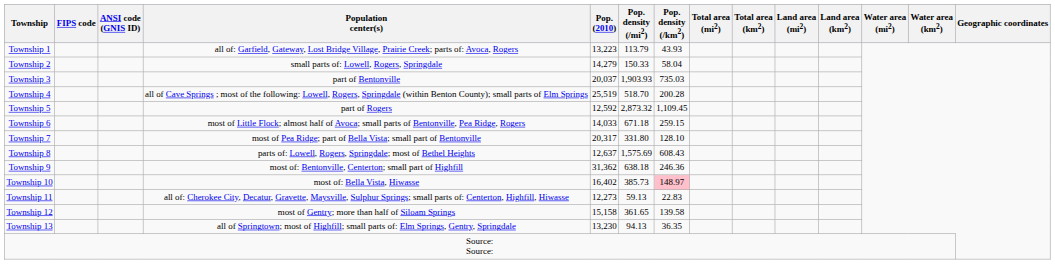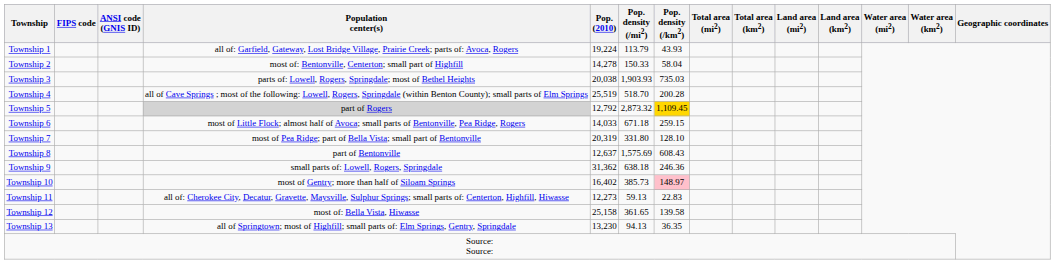(604, 50) 13,223 -> (604, 50) 19,224
(366, 65) small parts of: Lowell, Rogers, Springdale -> (366, 65) most of: Bentonville, Centerton; small part of Highfill
(604, 65) 14,279 -> (604, 65) 14,278
(366, 79) part of Bentonville -> (366, 79) parts of: Lowell, Rogers, Springdale; most of Bethel Heights
(604, 79) 20,037 -> (604, 79) 20,038
(366, 109) no background -> (366, 109) lightgrey background
(604, 109) 12,592 -> (604, 109) 12,792
(672, 109) no background -> (672, 109) gold background
(604, 138) 20,317 -> (604, 138) 20,319
(366, 153) parts of: Lowell, Rogers, Springdale; most of Bethel Heights -> (366, 153) part of Bentonville
(366, 168) most of: Bentonville, Centerton; small part of Highfill -> (366, 168) small parts of: Lowell, Rogers, Springdale
(366, 182) most of: Bella Vista, Hiwasse -> (366, 182) most of Gentry; more than half of Siloam Springs
(366, 212) most of Gentry; more than half of Siloam Springs -> (366, 212) most of: Bella Vista, Hiwasse
(604, 212) 15,158 -> (604, 212) 25,158
